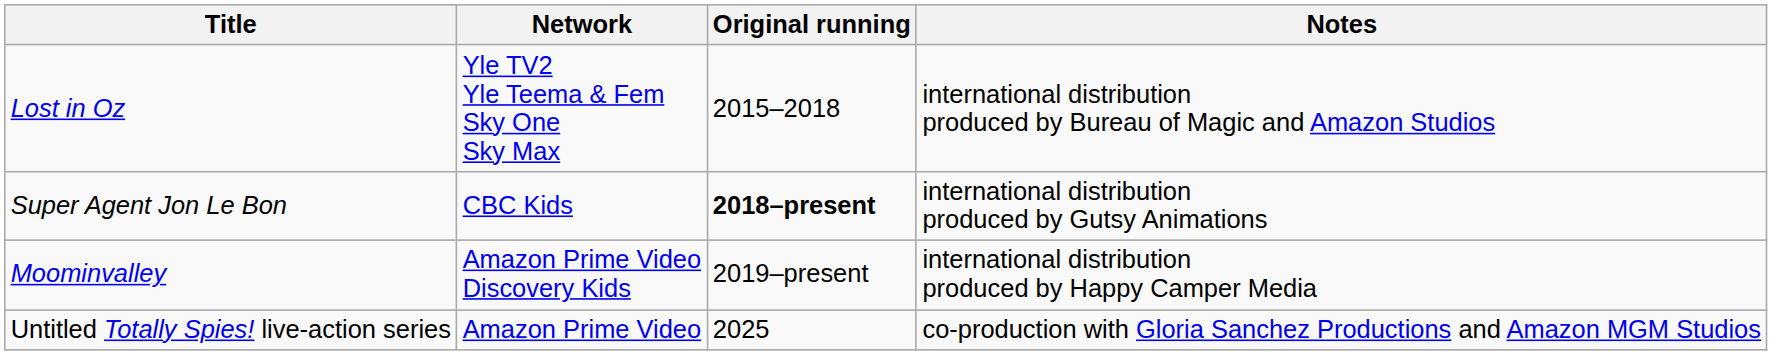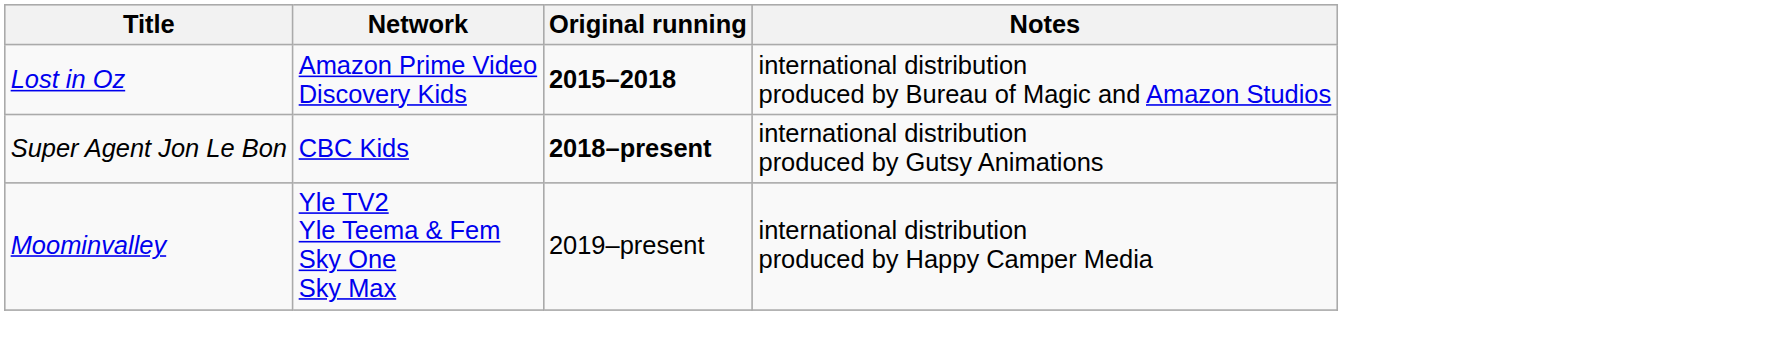(564, 107) Yle TV2 Yle Teema & Fem Sky One Sky Max -> (418, 79) Amazon Prime Video Discovery Kids
(777, 107) normal -> (613, 79) bold
(582, 274) Amazon Prime Video Discovery Kids -> (400, 245) Yle TV2 Yle Teema & Fem Sky One Sky Max
- row: (231, 329)
